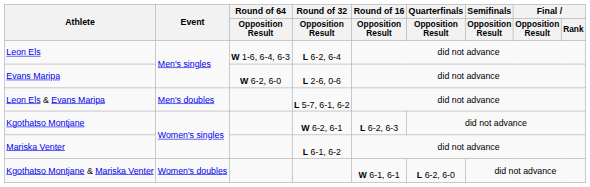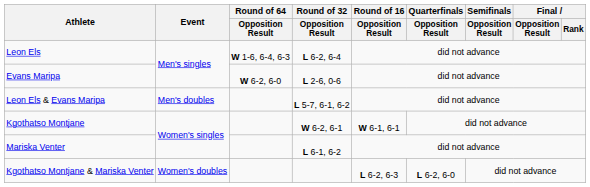(379, 128) L 6-2, 6-3 -> (379, 128) W 6-1, 6-1
(379, 176) W 6-1, 6-1 -> (379, 176) L 6-2, 6-3
